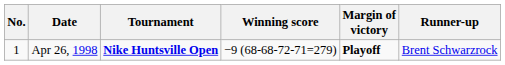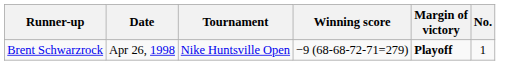columns swapped: (16, 22) <-> (450, 22)
(161, 50) bold -> (235, 50) normal
